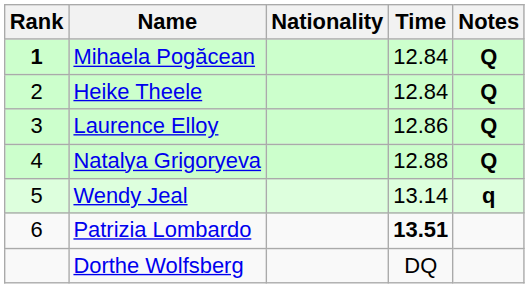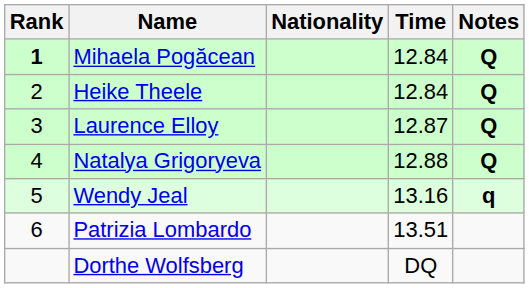(421, 126) 12.86 -> (421, 126) 12.87
(421, 195) 13.14 -> (421, 195) 13.16
(421, 230) bold -> (421, 230) normal
